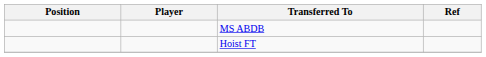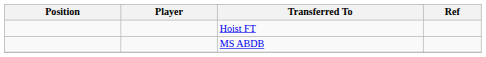rows swapped: (242, 28) <-> (238, 44)
